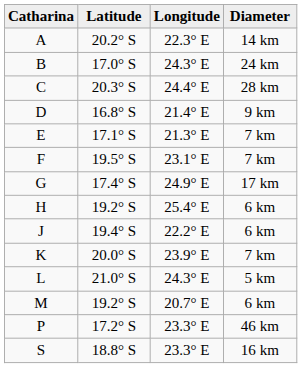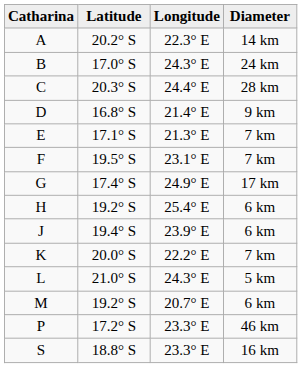(187, 231) 22.2° E -> (187, 231) 23.9° E
(187, 254) 23.9° E -> (187, 254) 22.2° E
